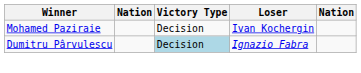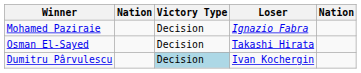(273, 28) Ivan Kochergin -> (270, 28) Ignazio Fabra
+ row: (48, 44)
(270, 44) Ignazio Fabra -> (273, 60) Ivan Kochergin
